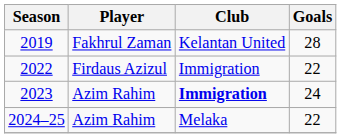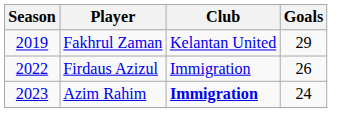(312, 42) 28 -> (303, 42) 29
(312, 68) 22 -> (303, 68) 26
- row: (37, 119)
